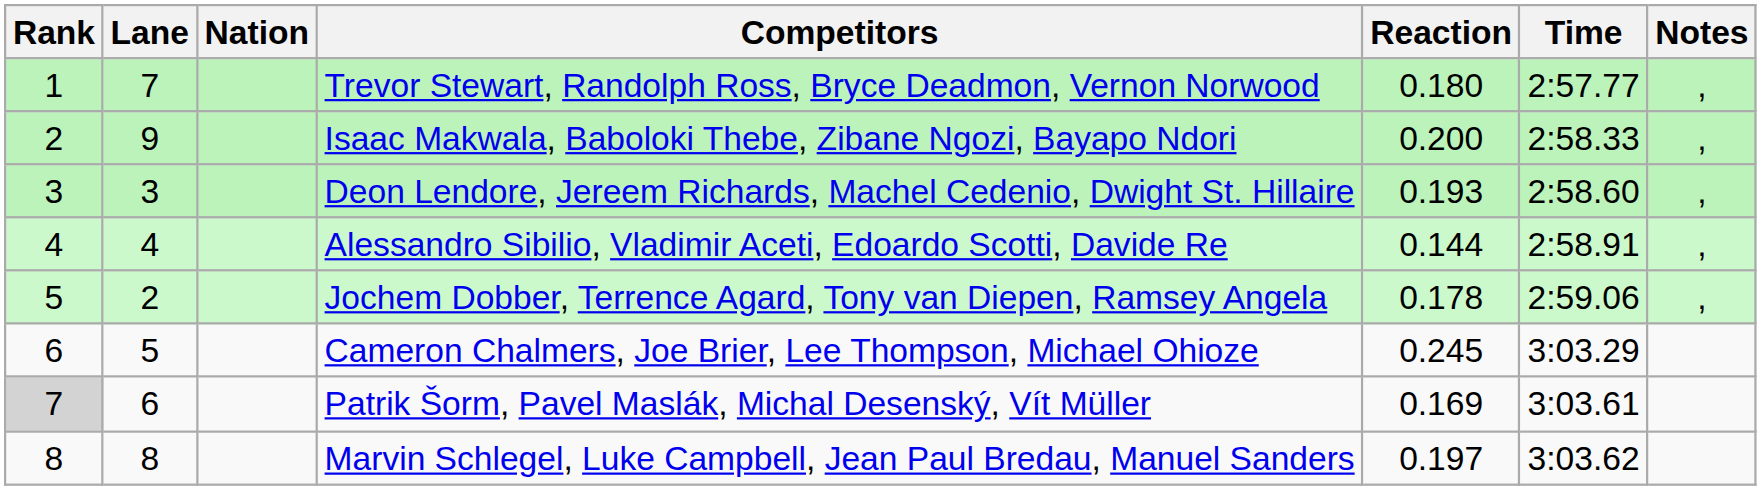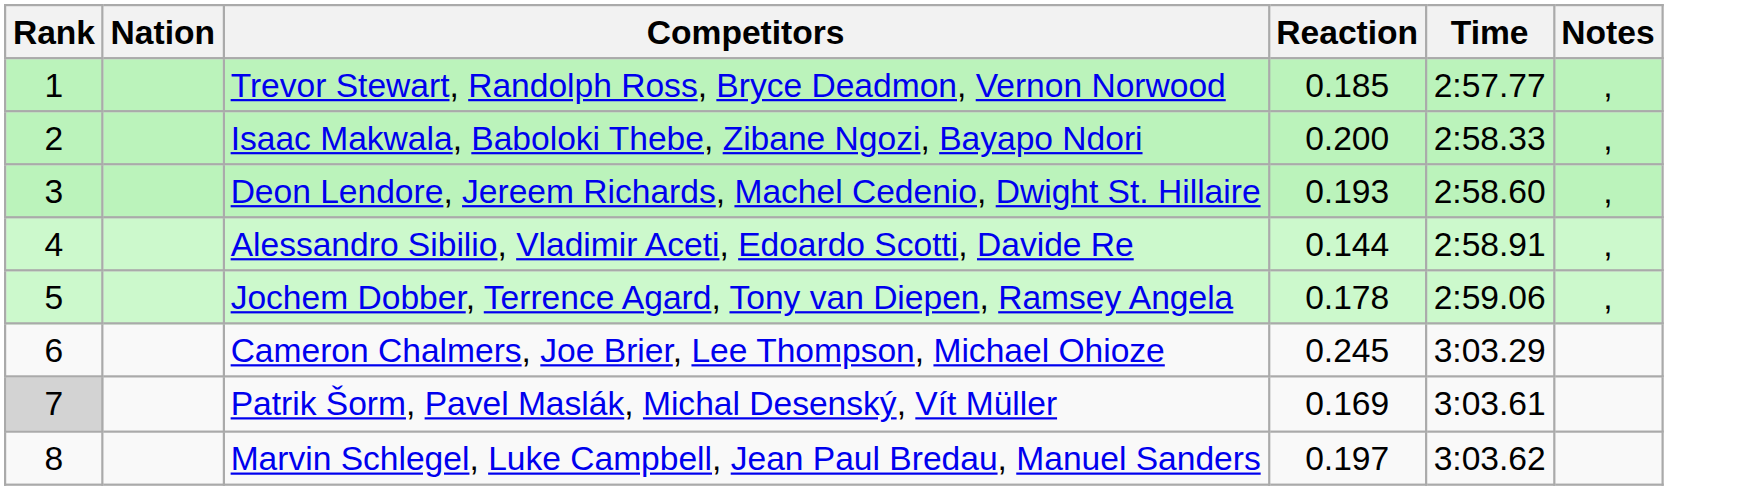- column: (150, 32)
(1441, 85) 0.180 -> (1347, 85) 0.185
